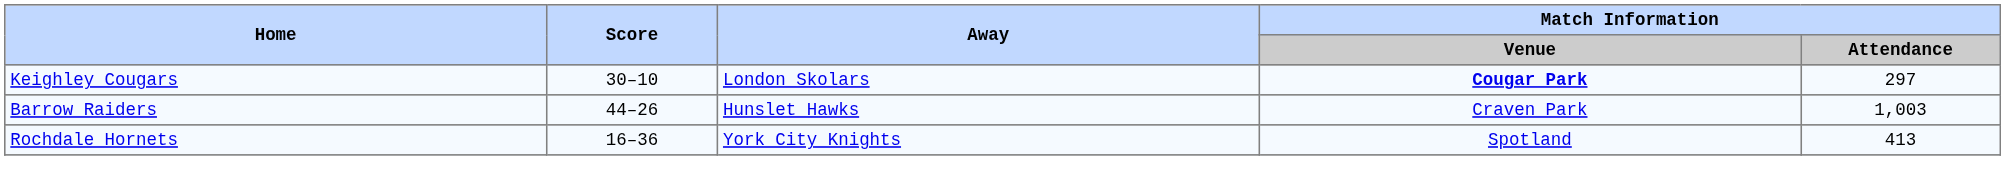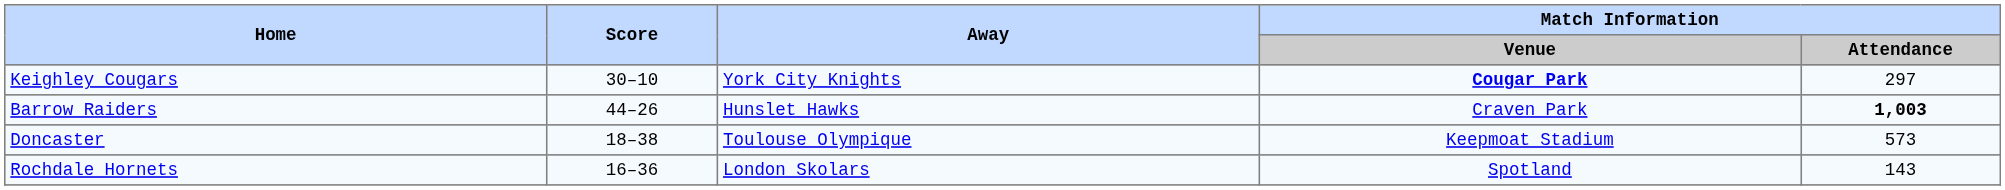(796, 80) London Skolars -> (812, 80) York City Knights
(1901, 110) normal -> (1901, 110) bold
+ row: (57, 140)
(812, 140) York City Knights -> (796, 170) London Skolars
(1901, 140) 413 -> (1901, 170) 143
